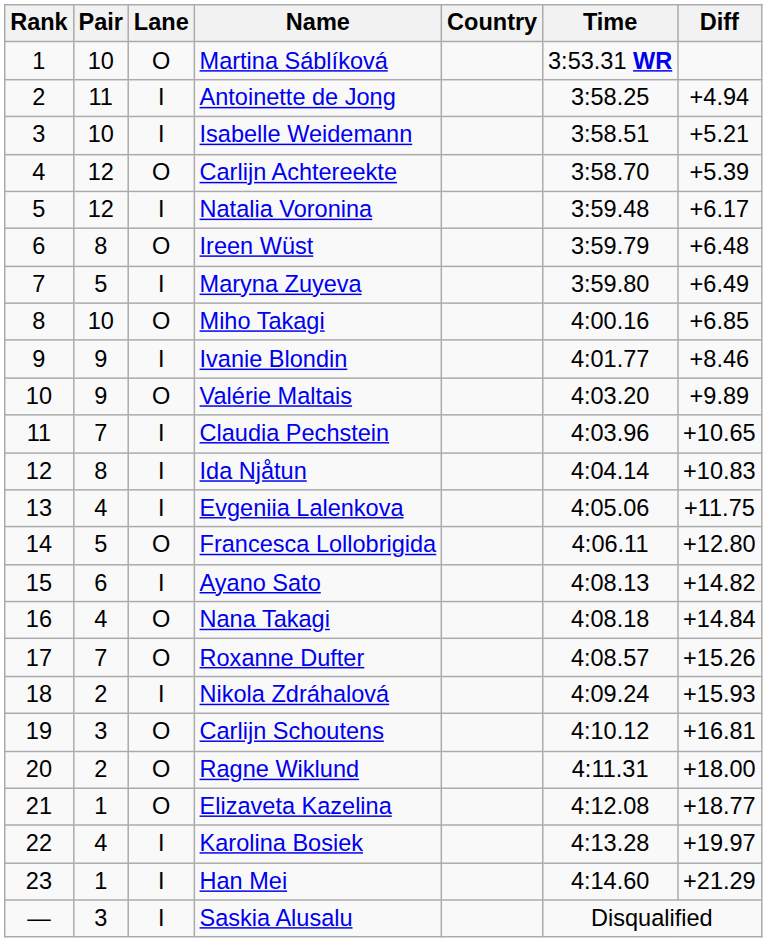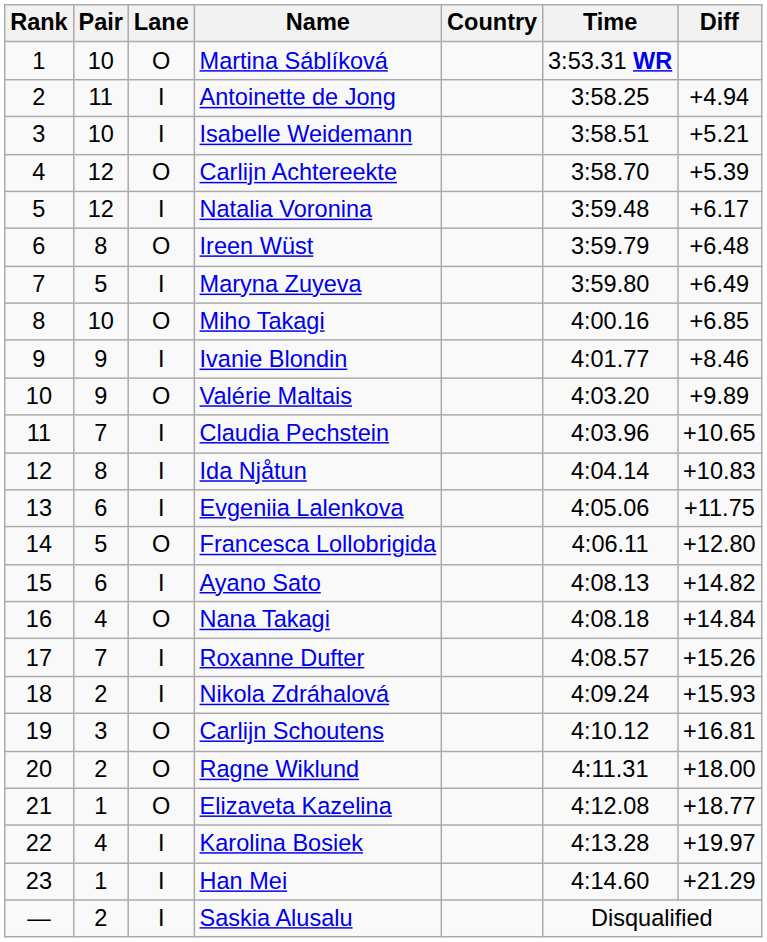(101, 508) 4 -> (101, 508) 6
(161, 657) O -> (161, 657) I
(101, 918) 3 -> (101, 918) 2
